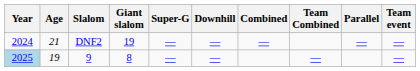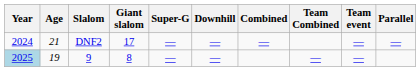columns swapped: (362, 18) <-> (399, 18)
(129, 41) 19 -> (129, 41) 17
